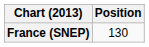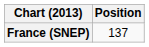(118, 32) 130 -> (118, 32) 137
